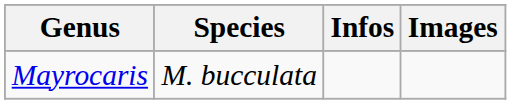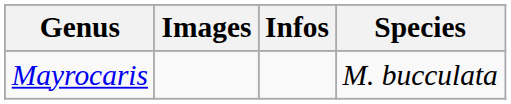columns swapped: (239, 27) <-> (453, 27)
